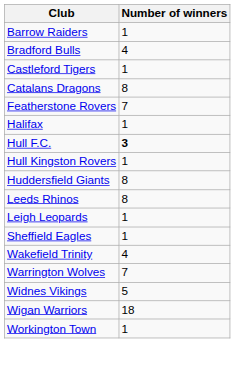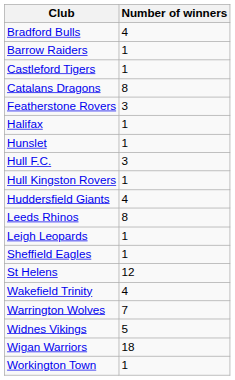rows swapped: (47, 32) <-> (44, 50)
(125, 106) 7 -> (125, 106) 3
+ row: (27, 143)
(125, 143) bold -> (125, 161) normal
(125, 180) 8 -> (125, 198) 4
+ row: (32, 273)
